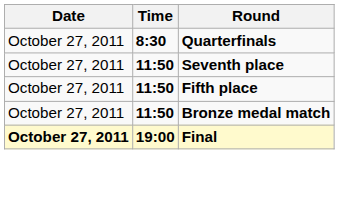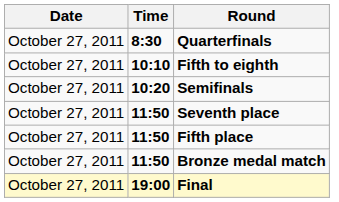+ row: (228, 64)
+ row: (215, 88)
(68, 137) bold -> (66, 185) normal
